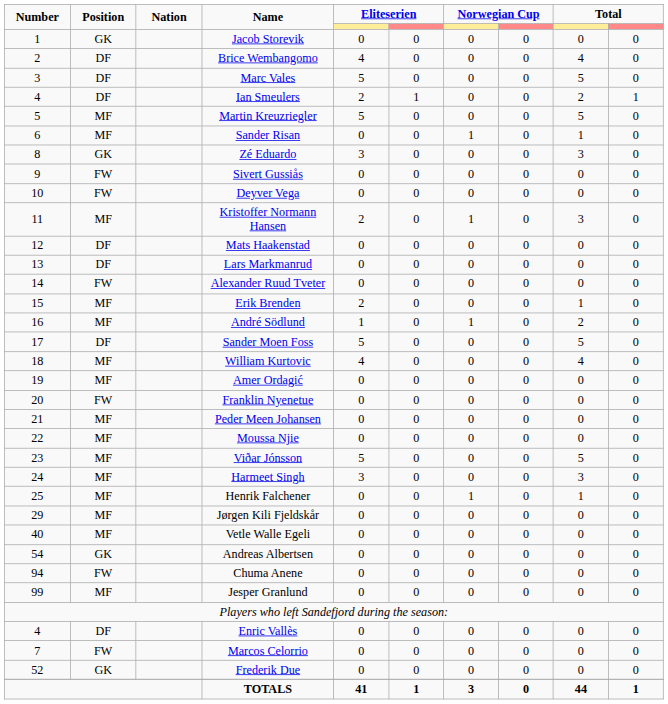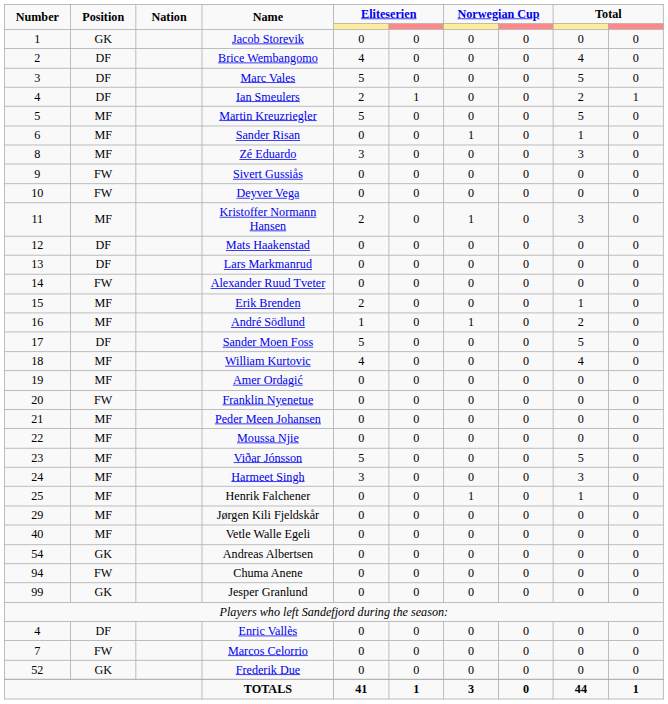(103, 154) GK -> (103, 154) MF
(103, 592) MF -> (103, 592) GK
